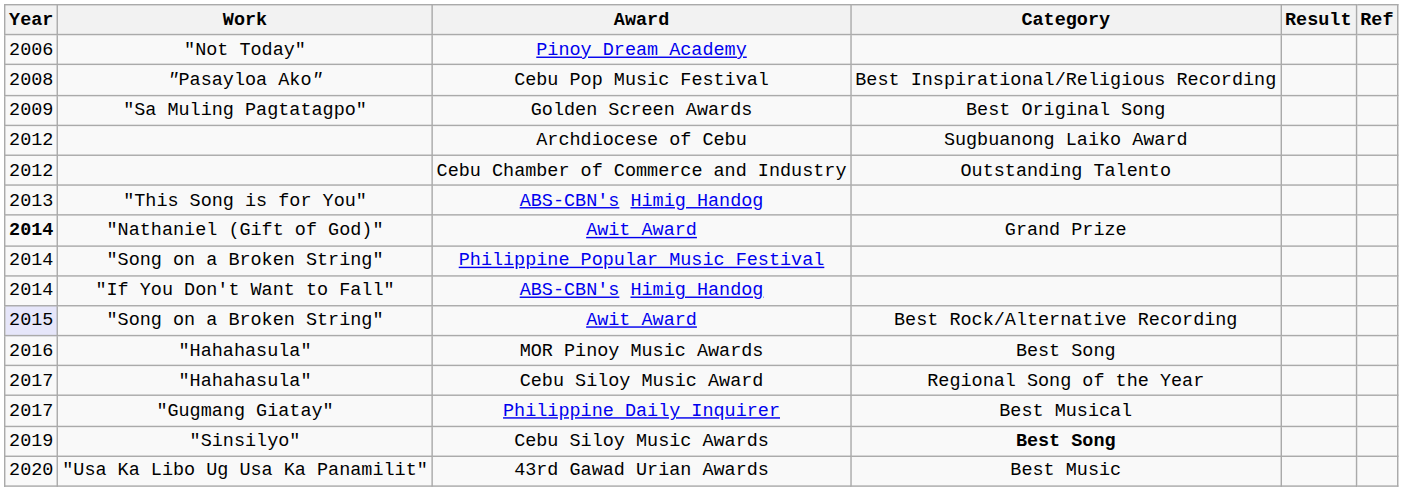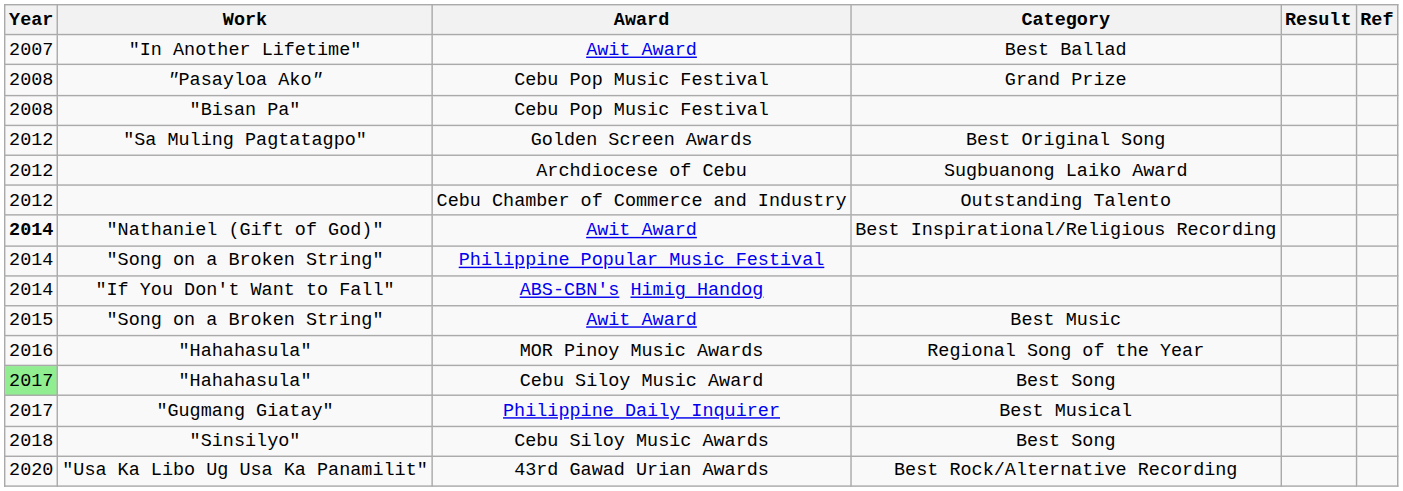- row: (245, 50)
+ row: (245, 50)
(1066, 80) Best Inspirational/Religious Recording -> (1066, 80) Grand Prize
+ row: (245, 110)
(31, 110) 2009 -> (31, 140) 2012
- row: (245, 200)
(1066, 230) Grand Prize -> (1066, 230) Best Inspirational/Religious Recording
(31, 321) lavender background -> (31, 321) no background
(1066, 321) Best Rock/Alternative Recording -> (1066, 321) Best Music
(1066, 351) Best Song -> (1066, 351) Regional Song of the Year
(31, 381) no background -> (31, 381) lightgreen background
(1066, 381) Regional Song of the Year -> (1066, 381) Best Song
(31, 441) 2019 -> (31, 441) 2018
(1066, 441) bold -> (1066, 441) normal
(1066, 471) Best Music -> (1066, 471) Best Rock/Alternative Recording
